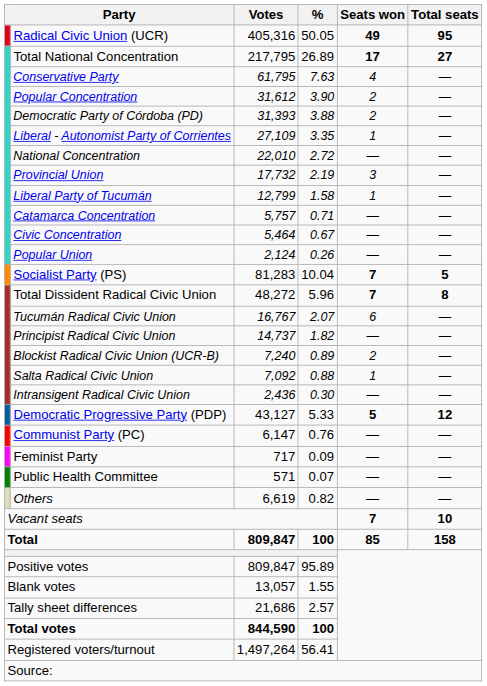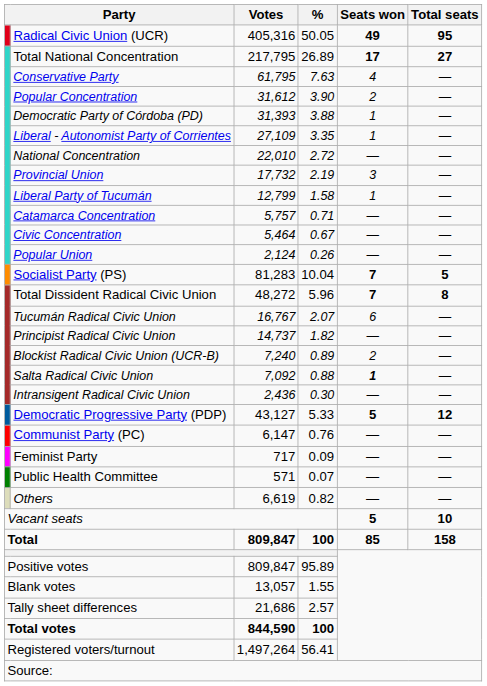(373, 116) 2 -> (373, 116) 1
(373, 375) normal -> (373, 375) bold
(373, 518) 7 -> (373, 518) 5
